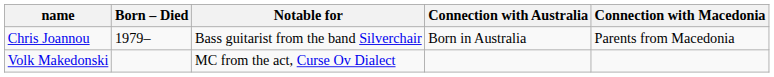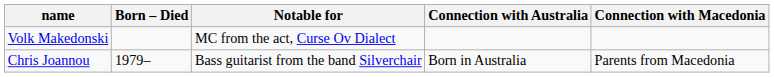rows swapped: (49, 38) <-> (58, 60)
